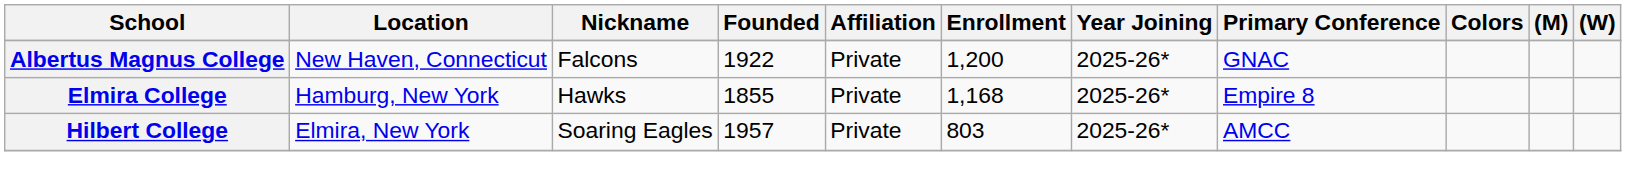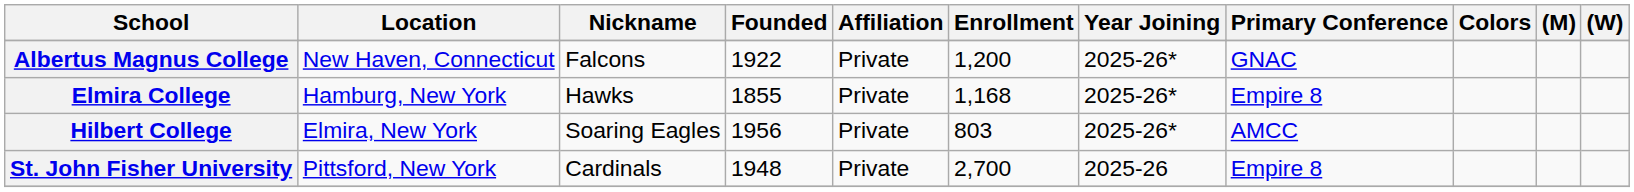(749, 131) 1957 -> (756, 131) 1956
+ row: (151, 167)
